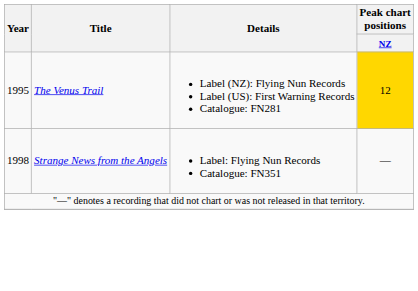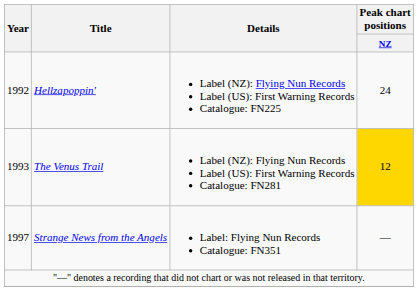+ row: (65, 90)
(18, 90) 1995 -> (18, 167) 1993
(18, 161) 1998 -> (18, 237) 1997
